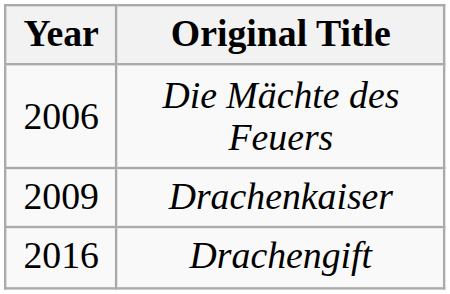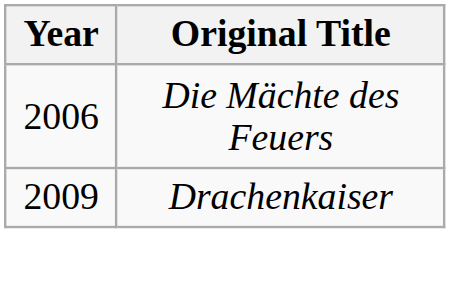- row: (281, 256)
